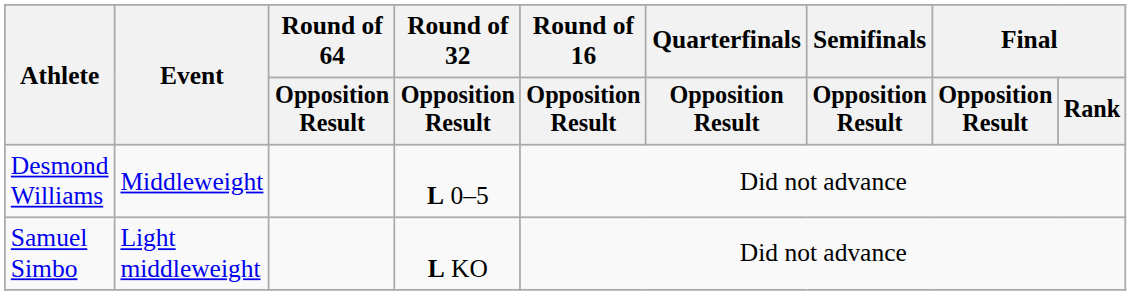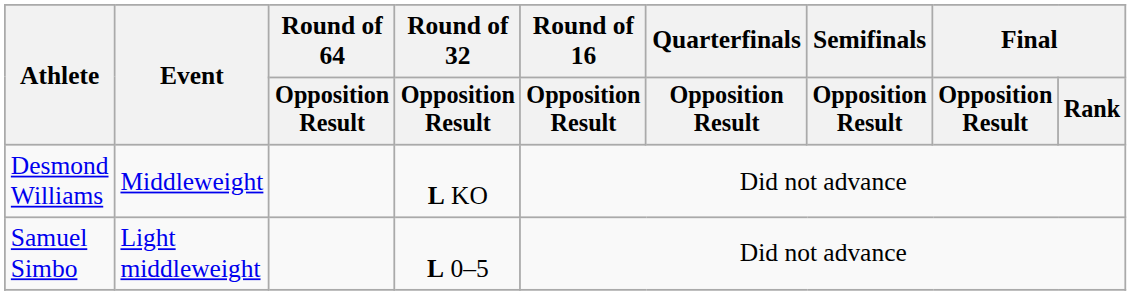(458, 196) L 0–5 -> (458, 196) L KO
(458, 268) L KO -> (458, 268) L 0–5
